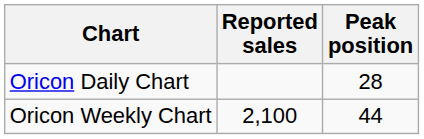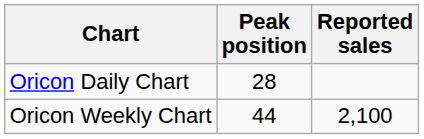columns swapped: (371, 34) <-> (270, 34)
